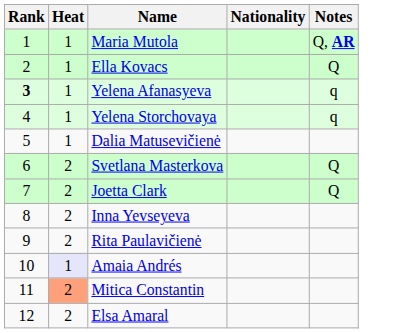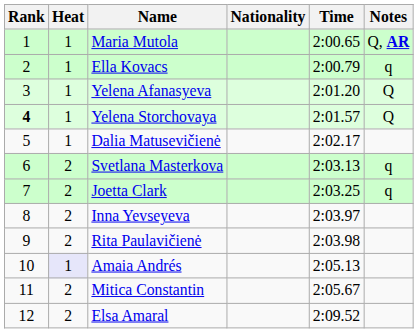+ column: (336, 16)
(334, 66) Q -> (388, 66) q
(26, 91) bold -> (26, 91) normal
(334, 91) q -> (388, 91) Q
(26, 116) normal -> (26, 116) bold
(334, 116) q -> (388, 116) Q
(334, 166) Q -> (388, 166) q
(334, 191) Q -> (388, 191) q
(68, 290) lightsalmon background -> (68, 290) no background
